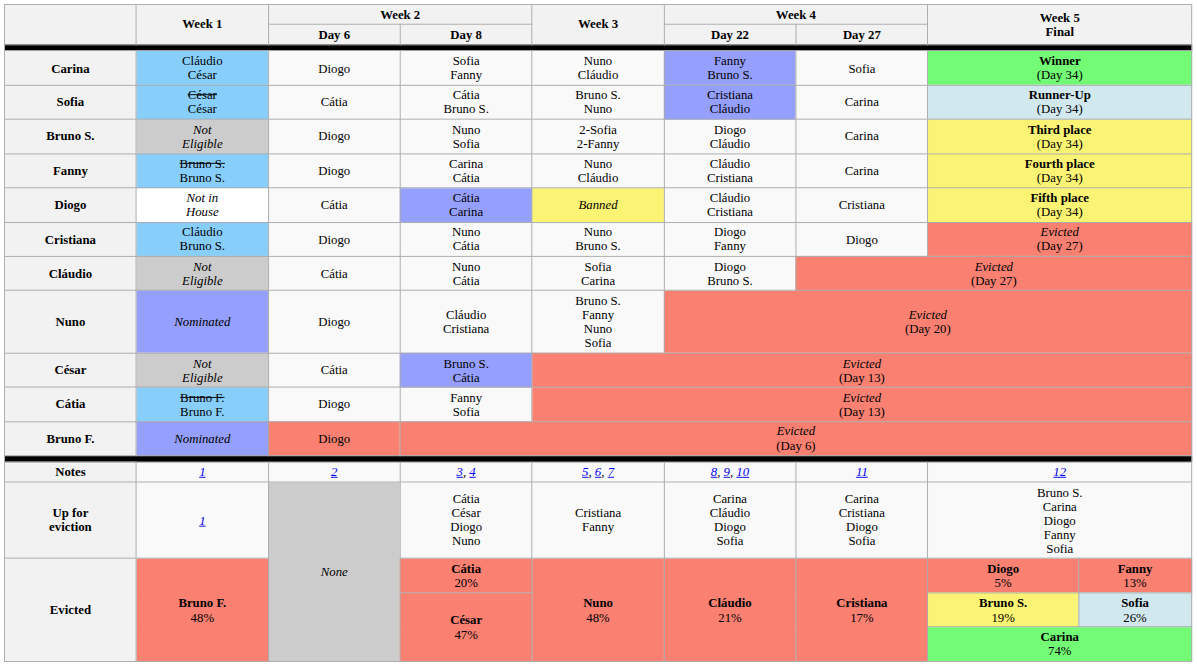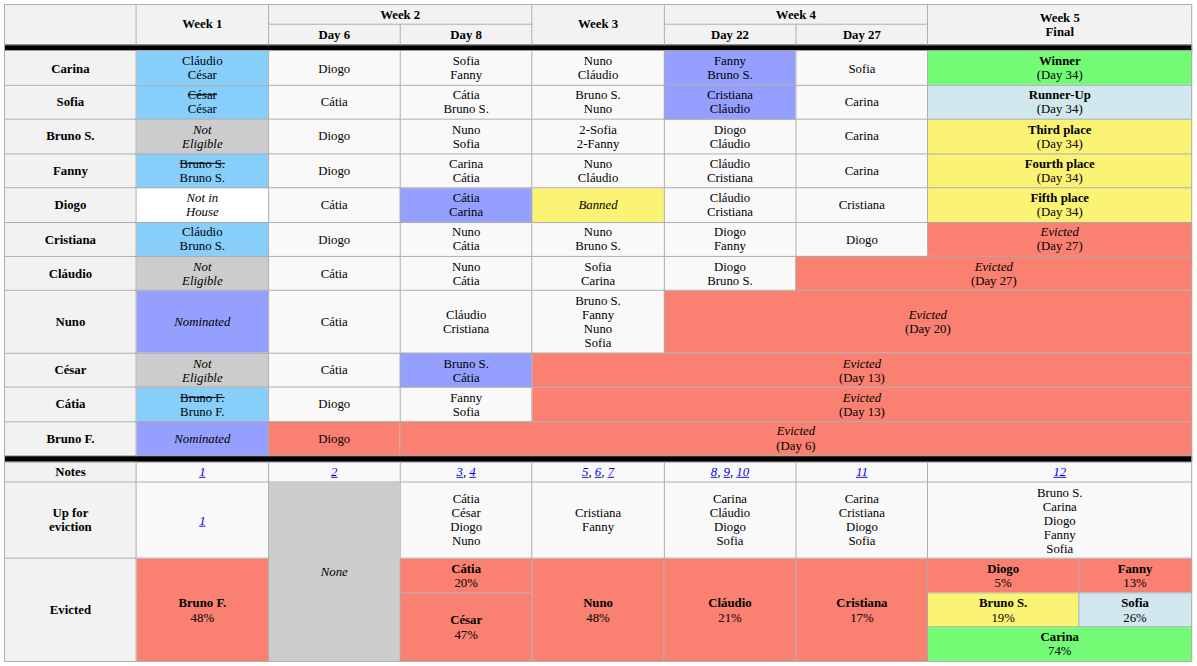(334, 321) Diogo -> (334, 321) Cátia
